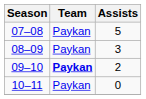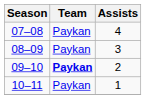(118, 31) 5 -> (118, 31) 4
(118, 85) 0 -> (118, 85) 1
